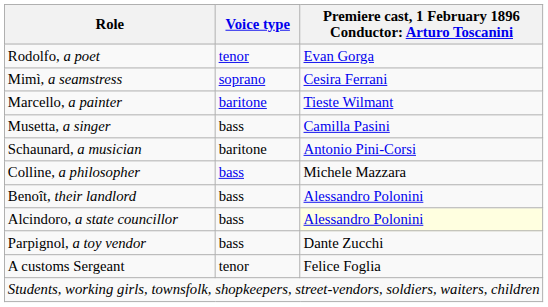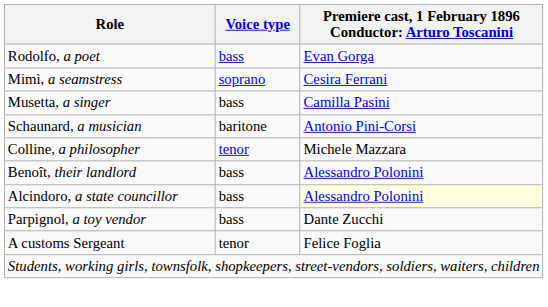(234, 56) tenor -> (231, 56) bass
- row: (65, 102)
(231, 172) bass -> (234, 149) tenor
